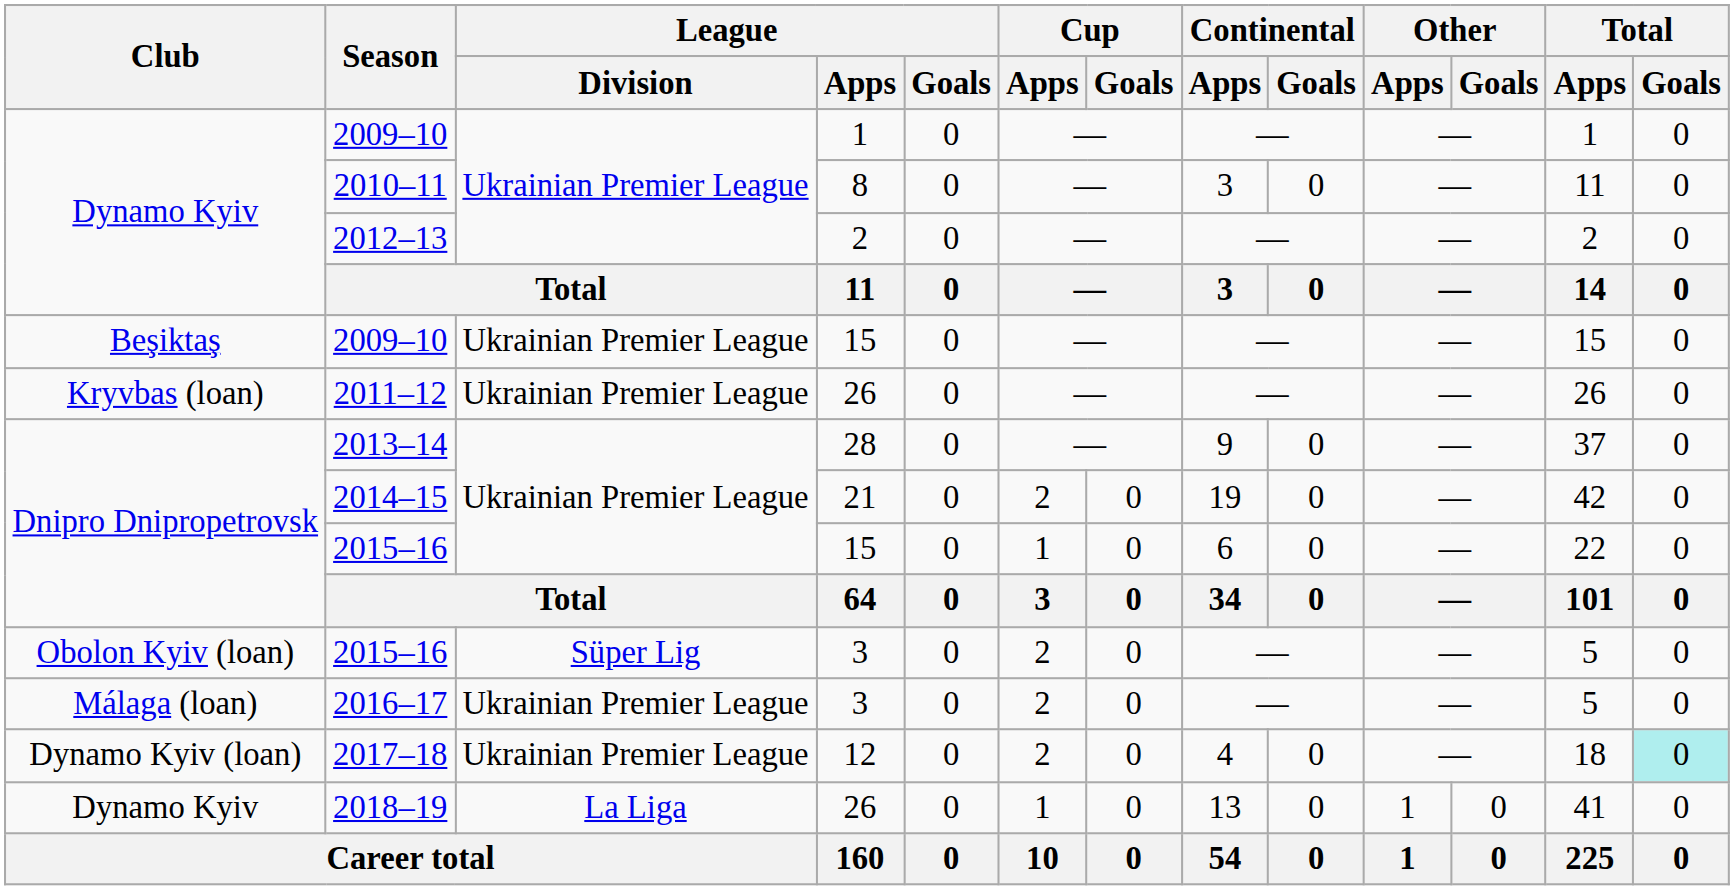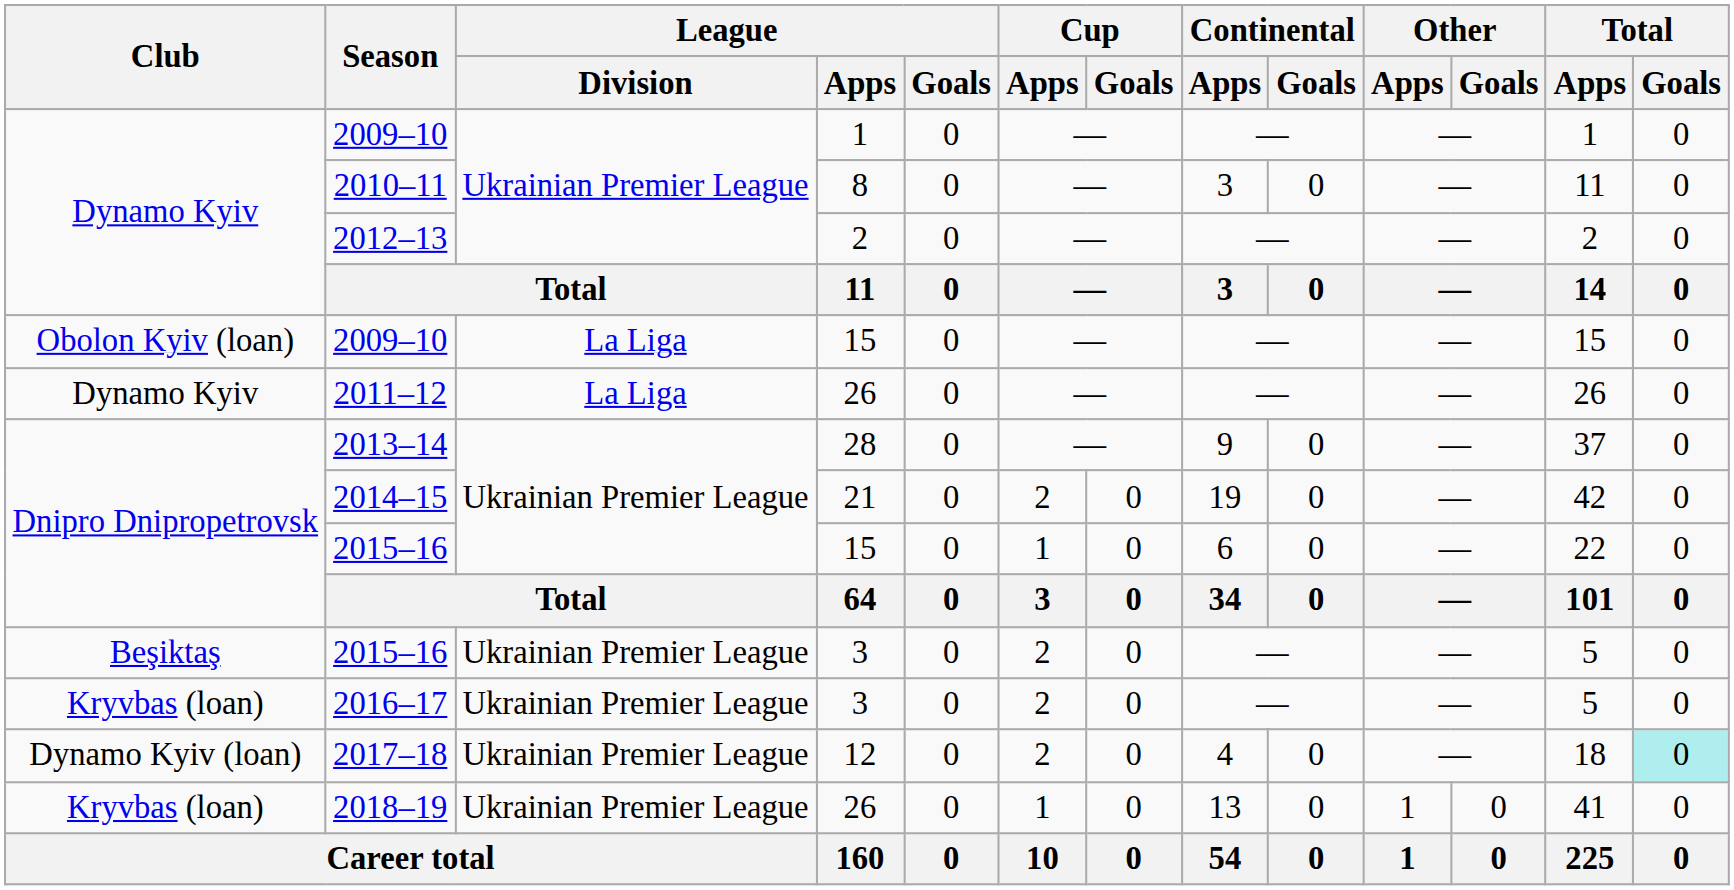(165, 340) Beşiktaş -> (165, 340) Obolon Kyiv (loan)
(635, 340) Ukrainian Premier League -> (635, 340) La Liga
(165, 392) Kryvbas (loan) -> (165, 392) Dynamo Kyiv
(635, 392) Ukrainian Premier League -> (635, 392) La Liga
(165, 651) Obolon Kyiv (loan) -> (165, 651) Beşiktaş
(635, 651) Süper Lig -> (635, 651) Ukrainian Premier League
(165, 703) Málaga (loan) -> (165, 703) Kryvbas (loan)
(165, 806) Dynamo Kyiv -> (165, 806) Kryvbas (loan)
(635, 806) La Liga -> (635, 806) Ukrainian Premier League
